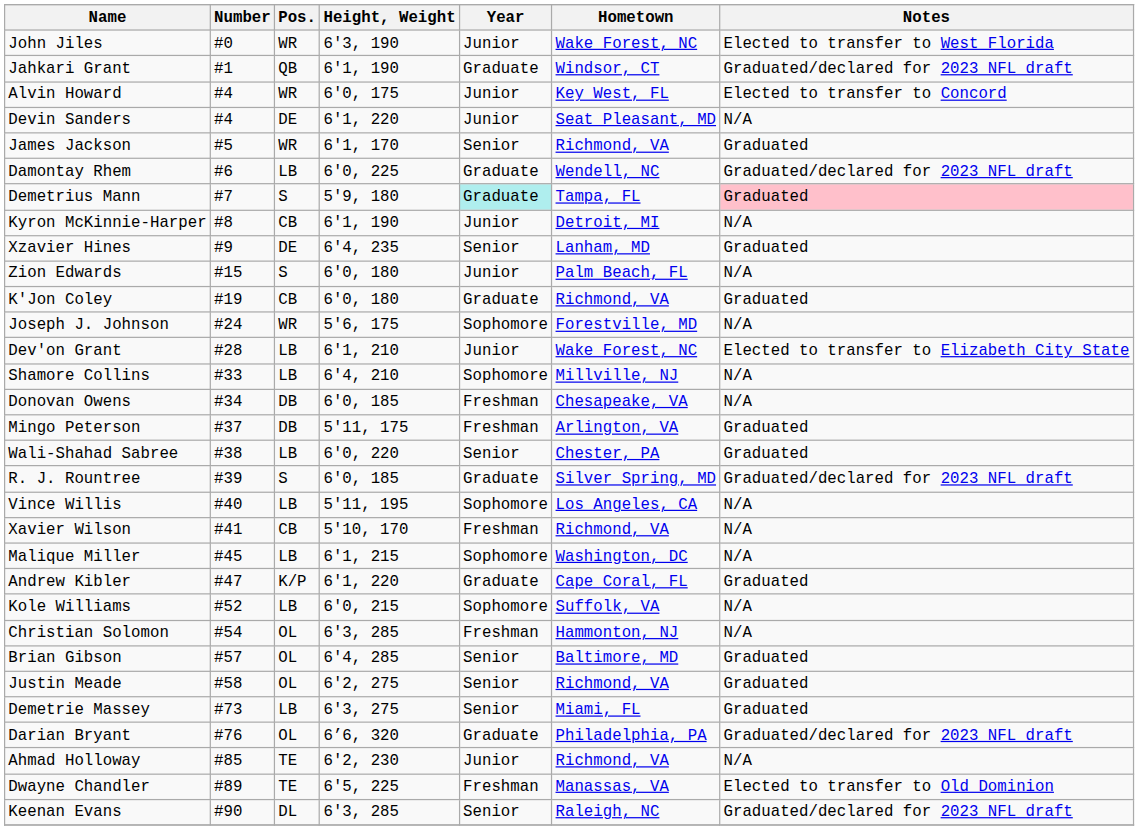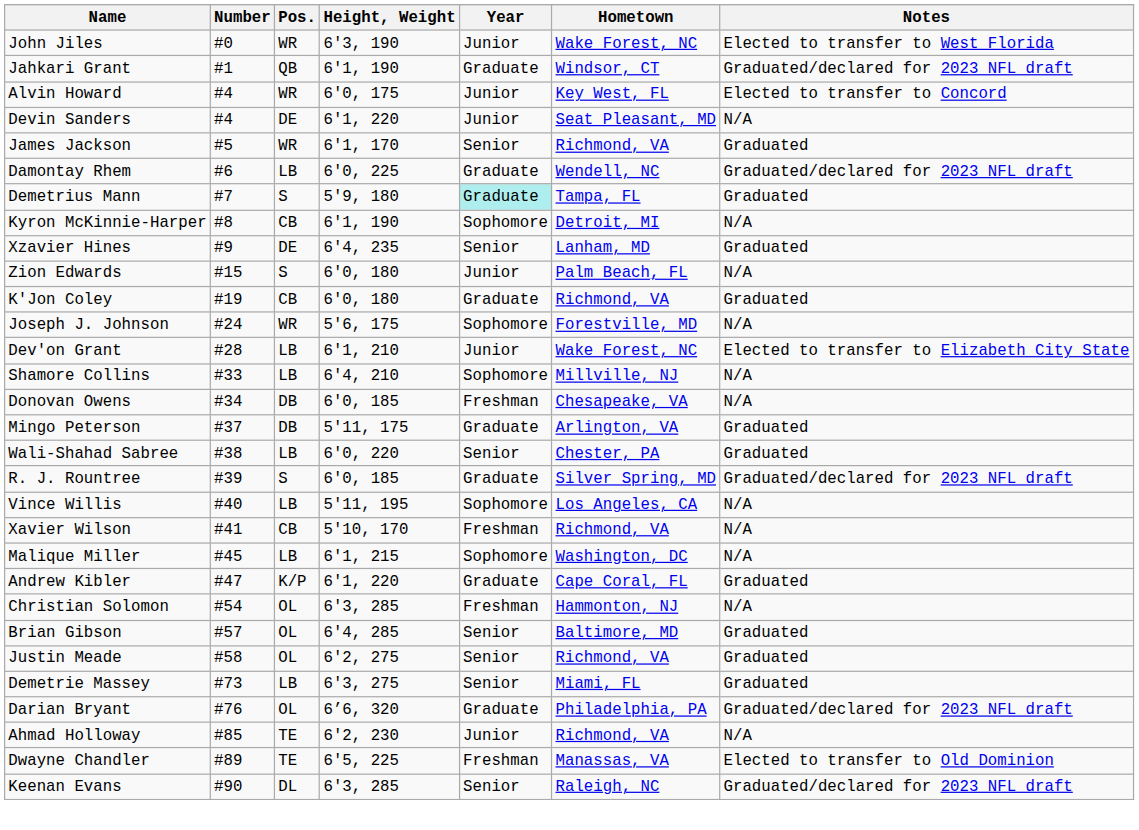(766, 197) pink background -> (766, 197) no background
(491, 223) Junior -> (506, 223) Sophomore
(501, 428) Freshman -> (501, 428) Graduate
- row: (70, 607)
